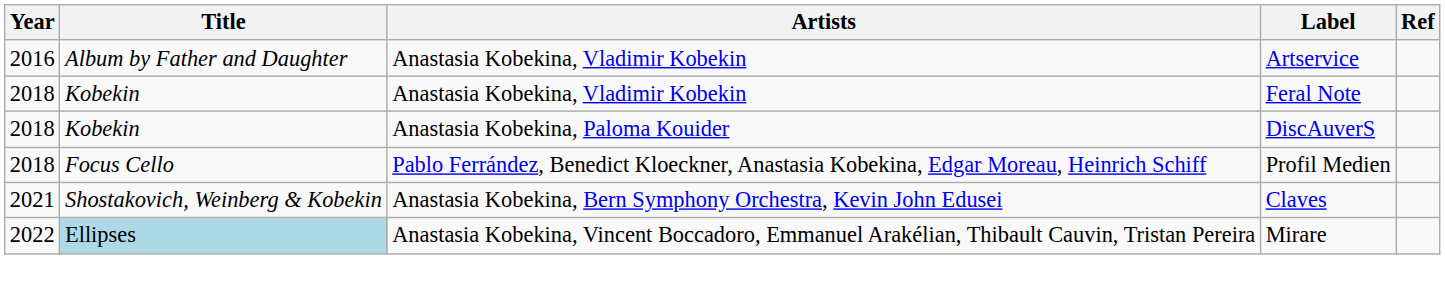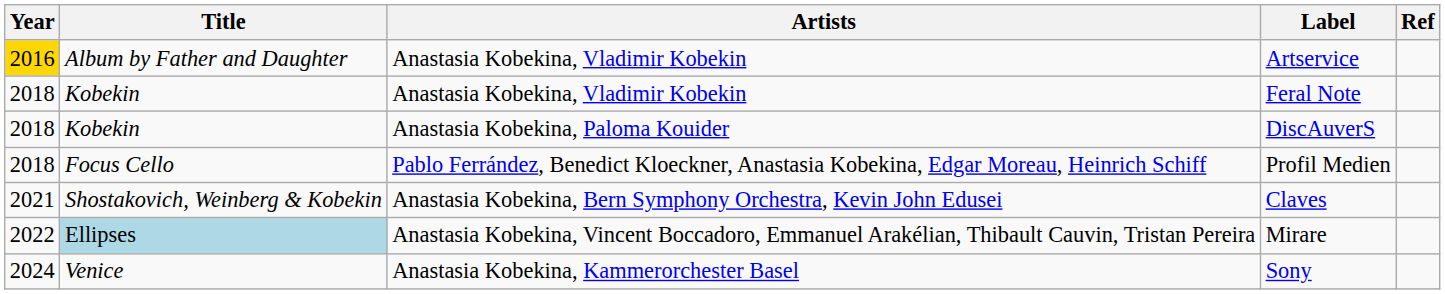(32, 57) no background -> (32, 57) gold background
+ row: (1289, 270)
